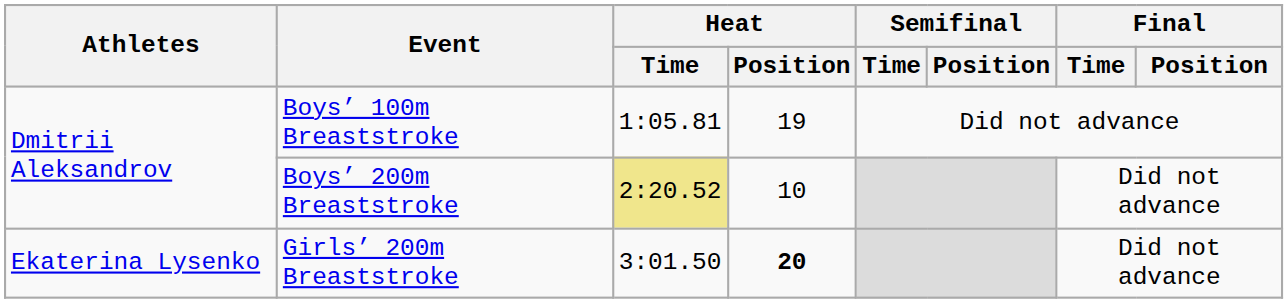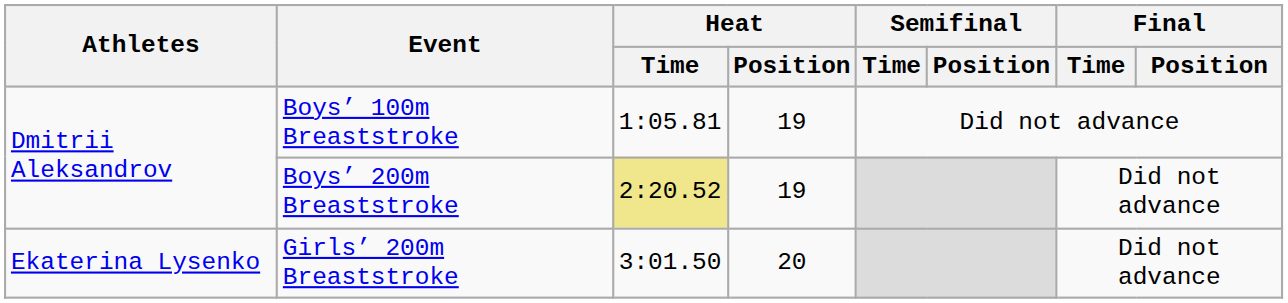(792, 192) 10 -> (792, 192) 19
(792, 263) bold -> (792, 263) normal
